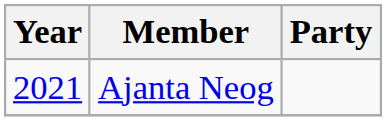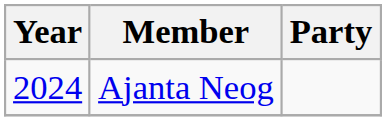(48, 86) 2021 -> (48, 86) 2024
